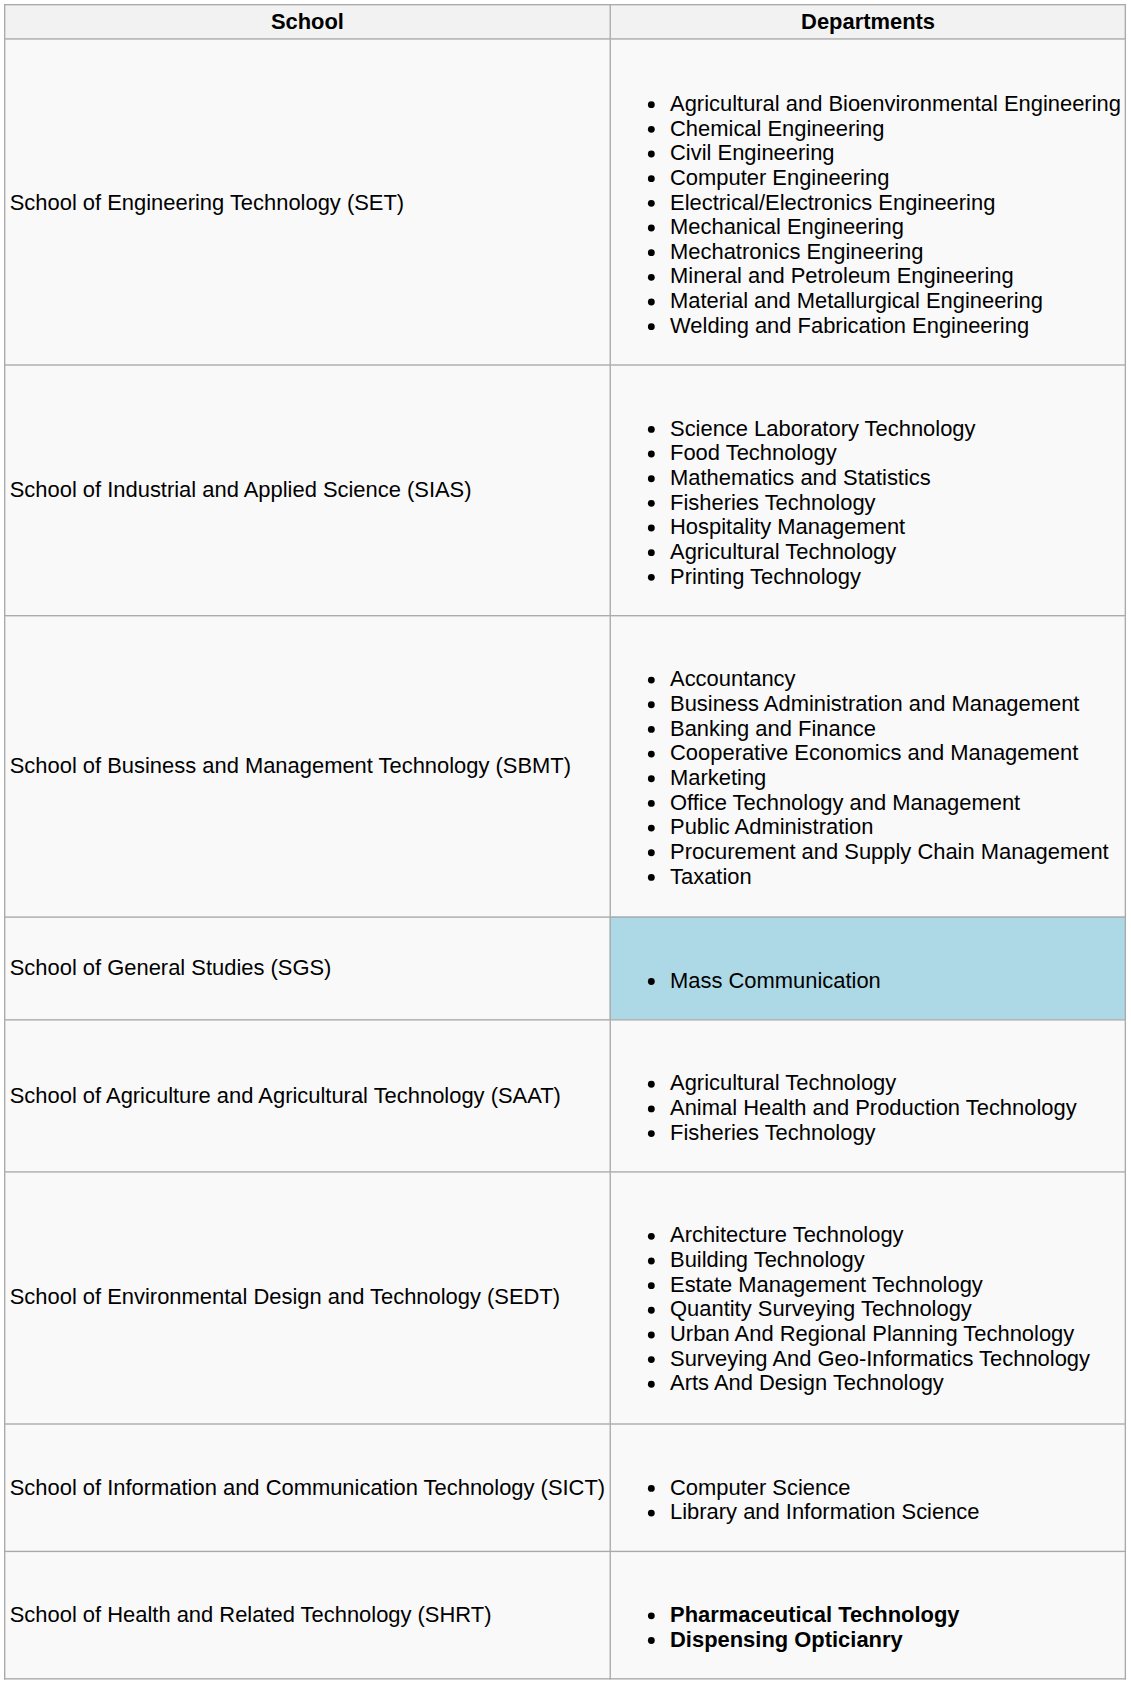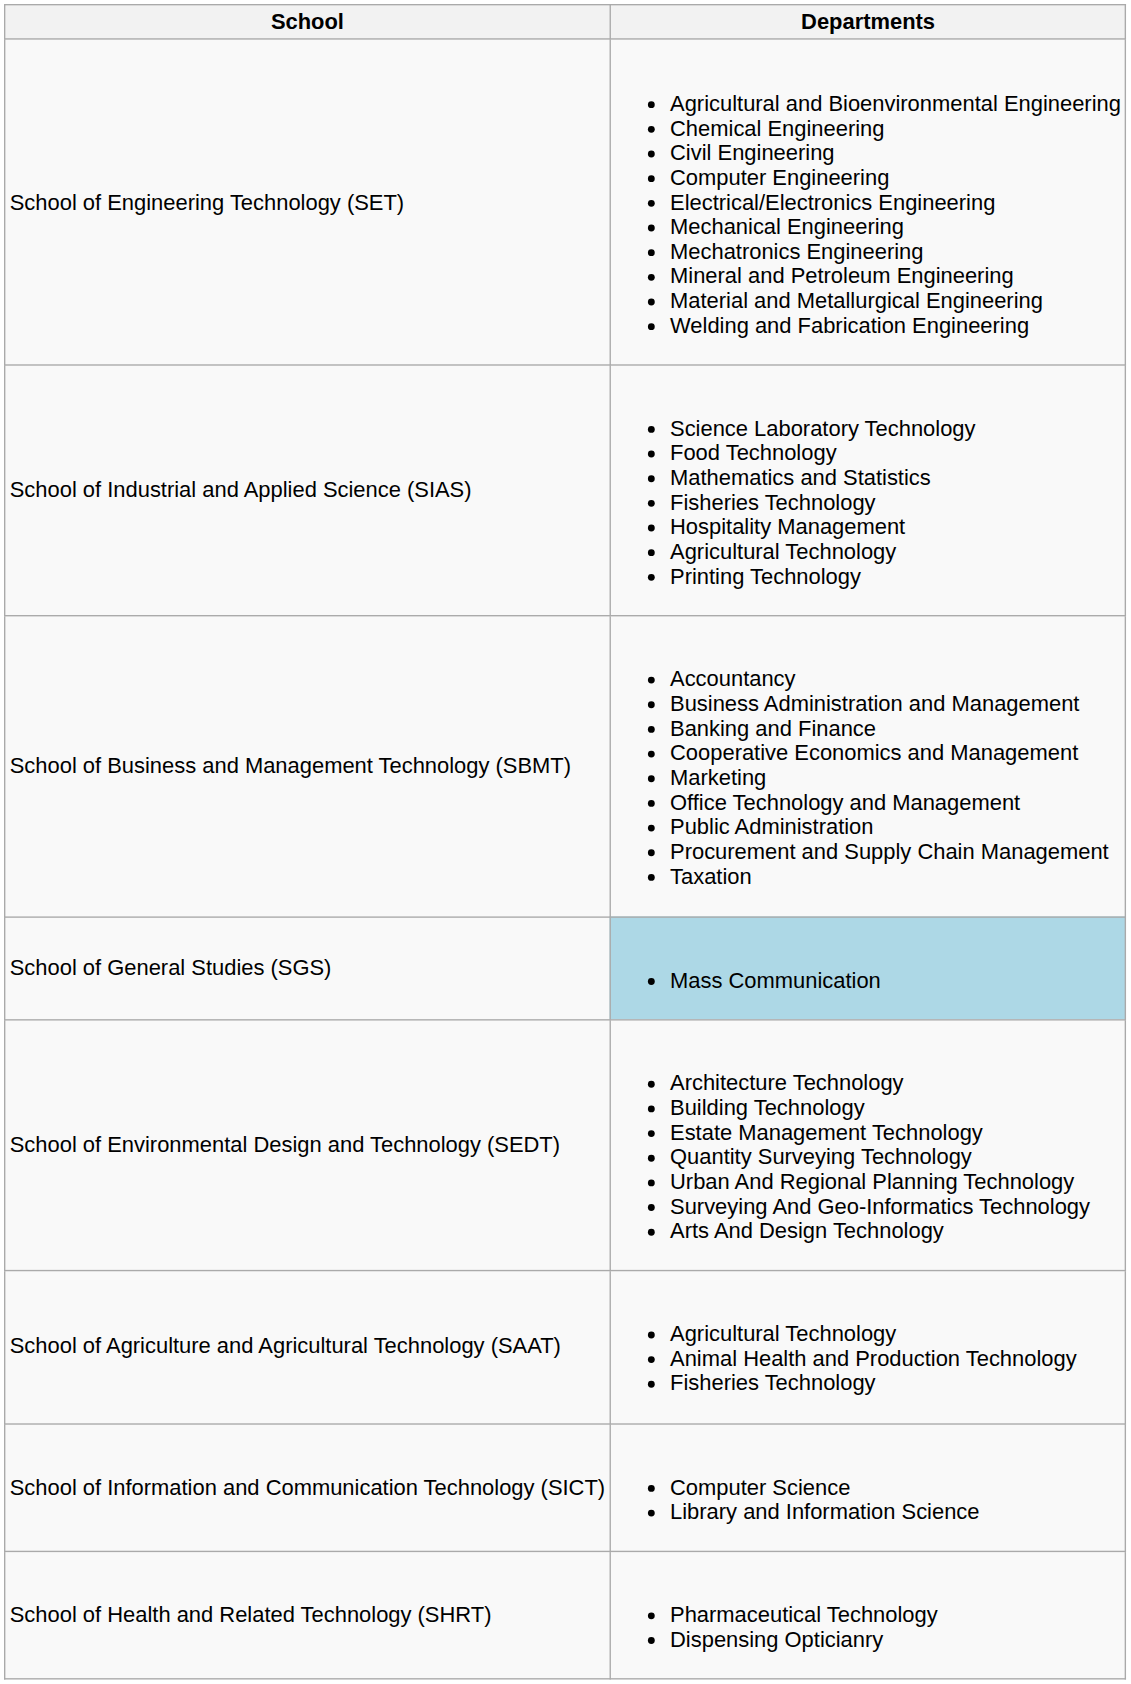rows swapped: (285, 1095) <-> (285, 1297)
(868, 1628) bold -> (868, 1628) normal
